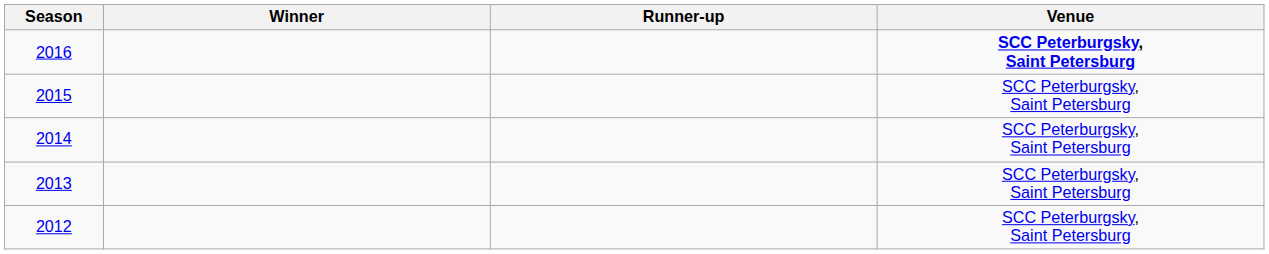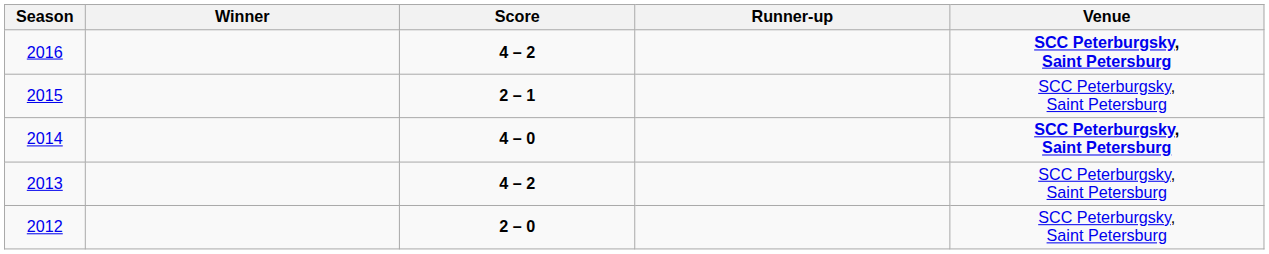+ column: (517, 17)
(1070, 139) normal -> (1107, 139) bold
